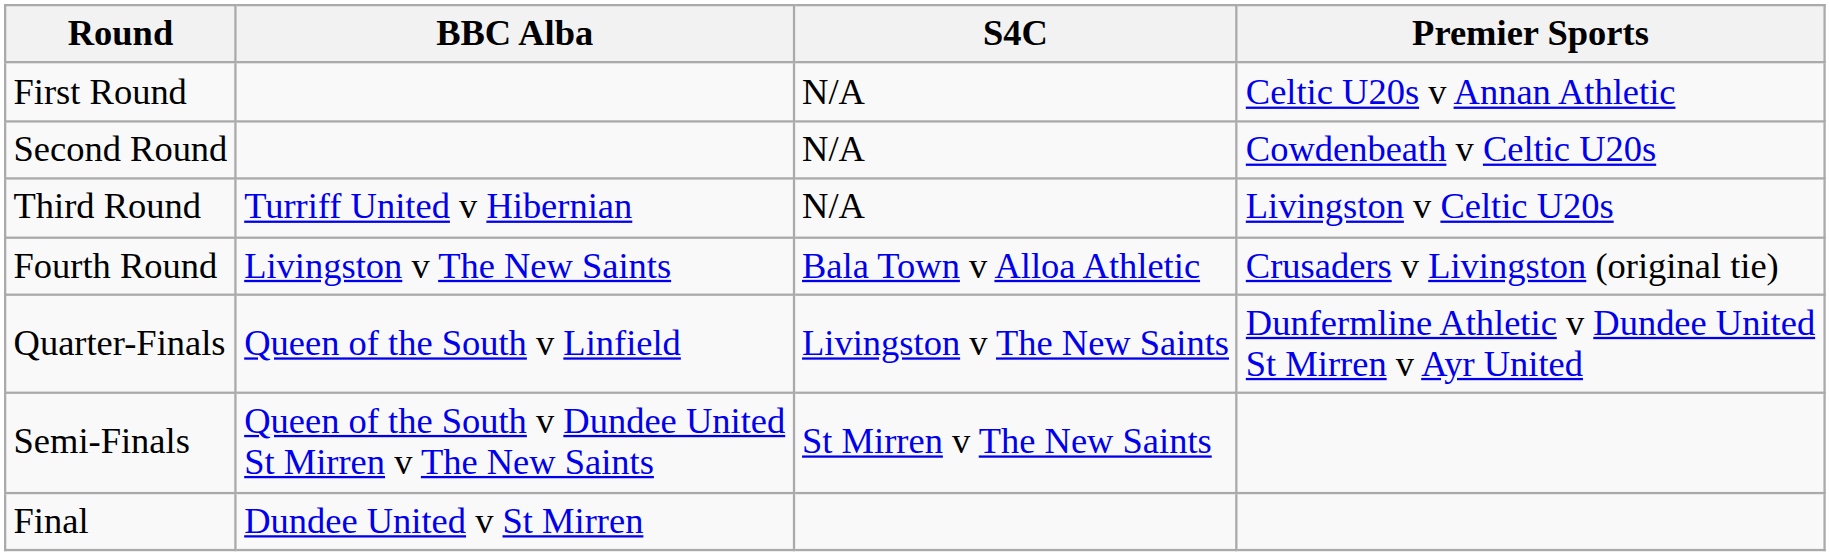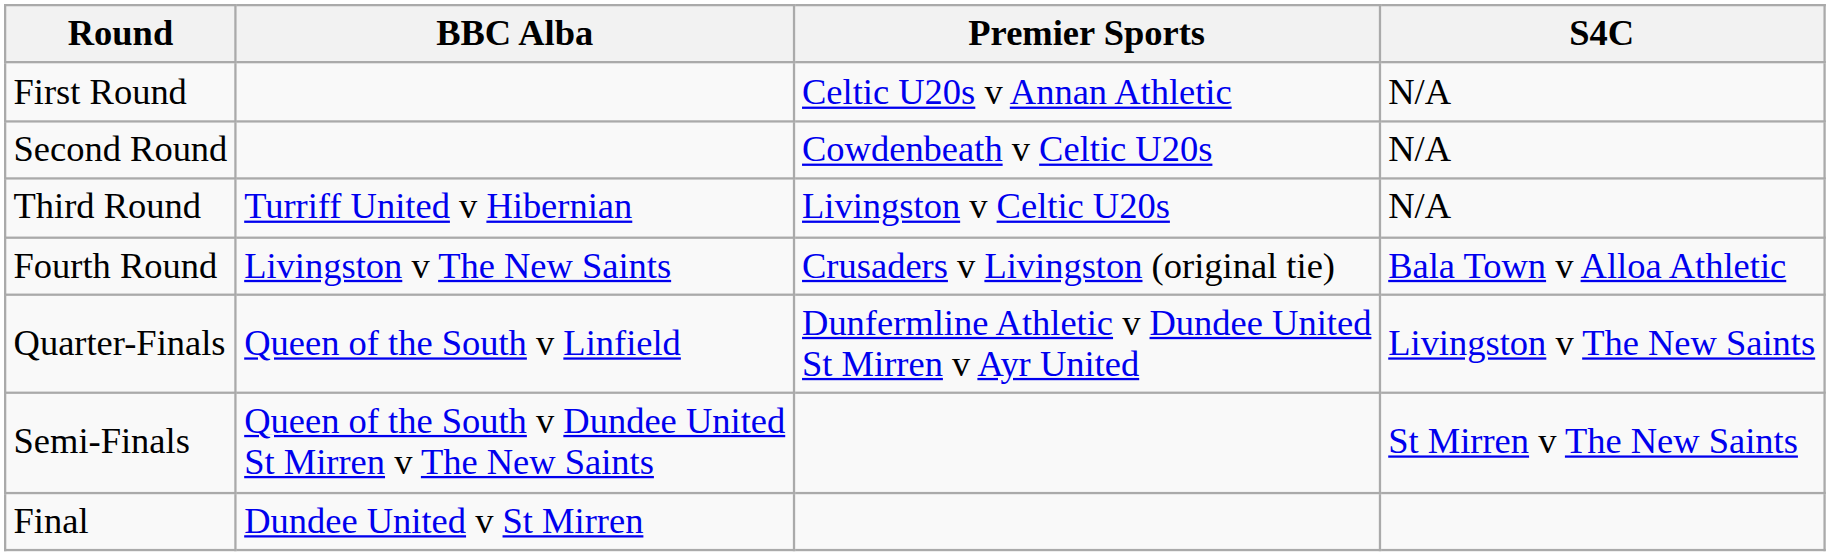columns swapped: (1016, 33) <-> (1530, 33)
